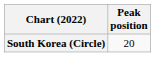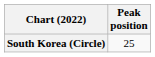(129, 43) 20 -> (129, 43) 25
